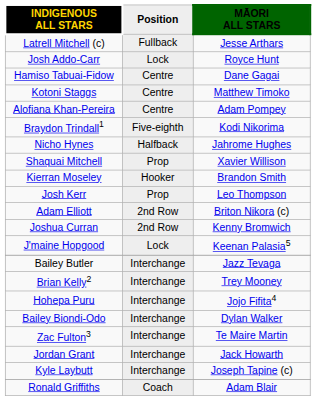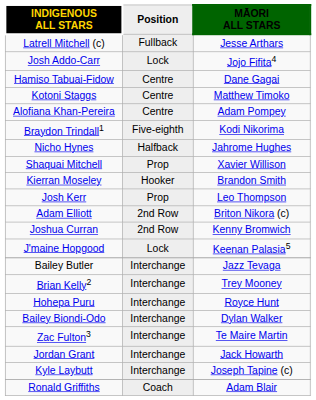(252, 60) Royce Hunt -> (252, 61) Jojo Fifita4
(252, 300) Jojo Fifita4 -> (252, 302) Royce Hunt
